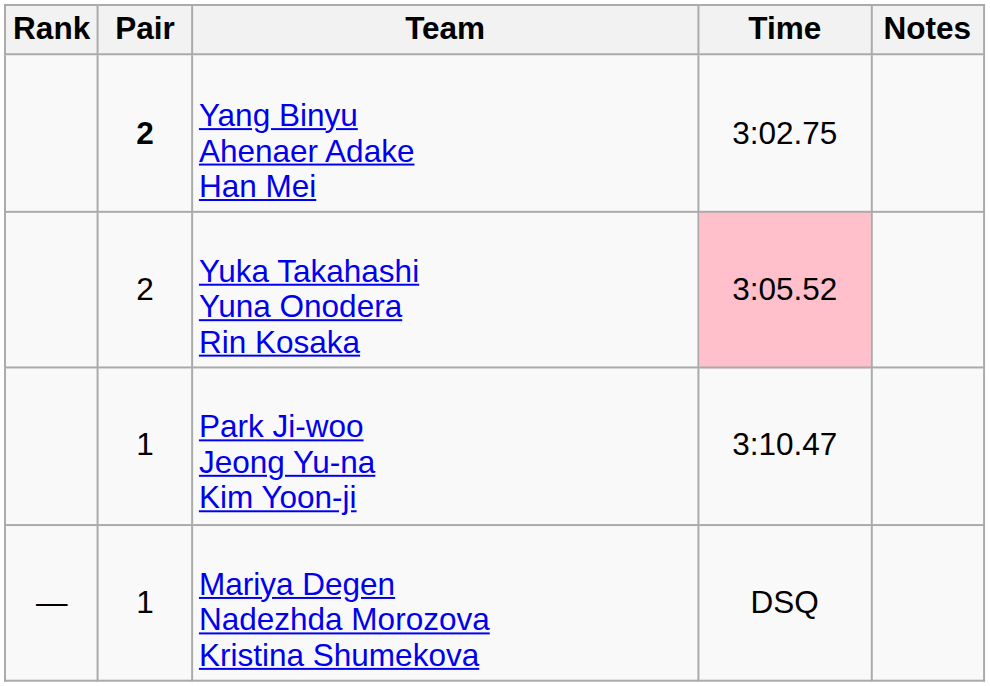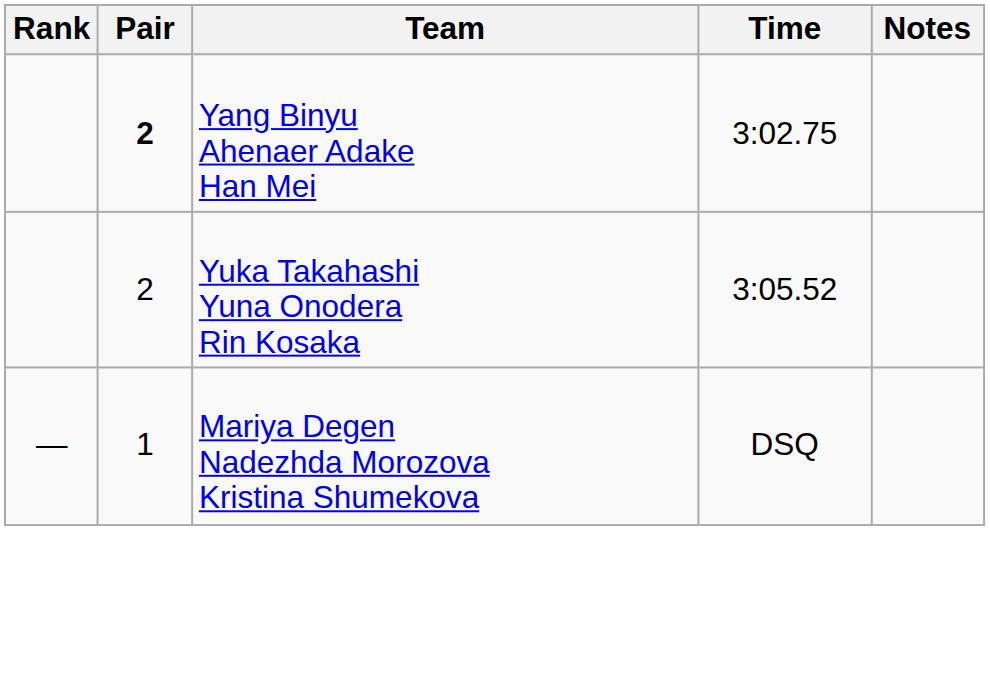(785, 289) pink background -> (785, 289) no background
- row: (287, 463)
